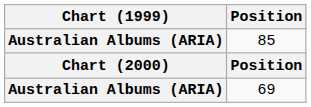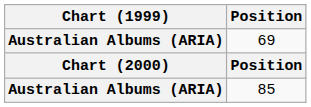rows swapped: (266, 90) <-> (266, 41)
